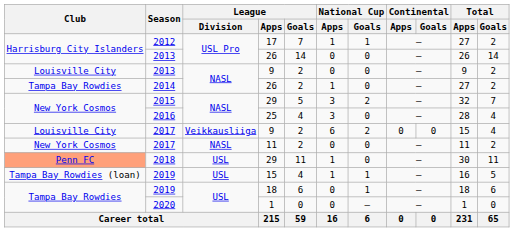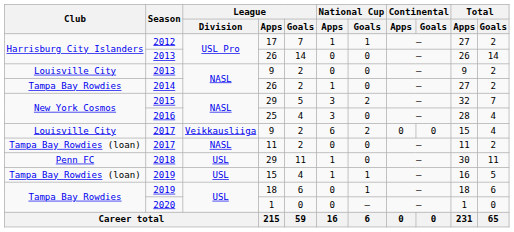(75, 145) New York Cosmos -> (75, 145) Tampa Bay Rowdies (loan)
(75, 160) lightsalmon background -> (75, 160) no background
